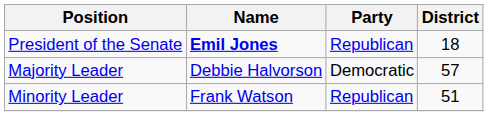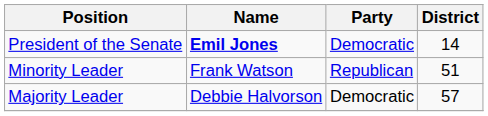(372, 44) Republican -> (372, 44) Democratic
(450, 44) 18 -> (450, 44) 14
rows swapped: (66, 70) <-> (66, 96)
